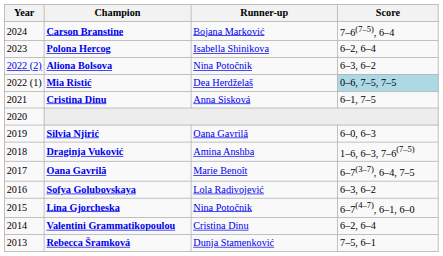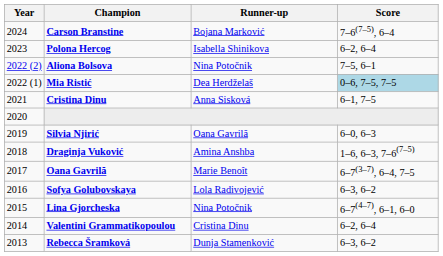(358, 66) 6–3, 6–2 -> (358, 66) 7–5, 6–1
(358, 243) 7–5, 6–1 -> (358, 243) 6–3, 6–2
